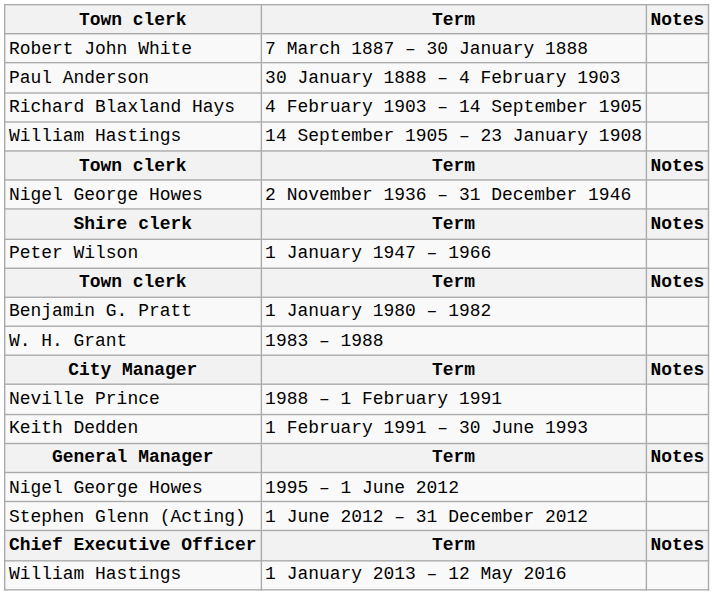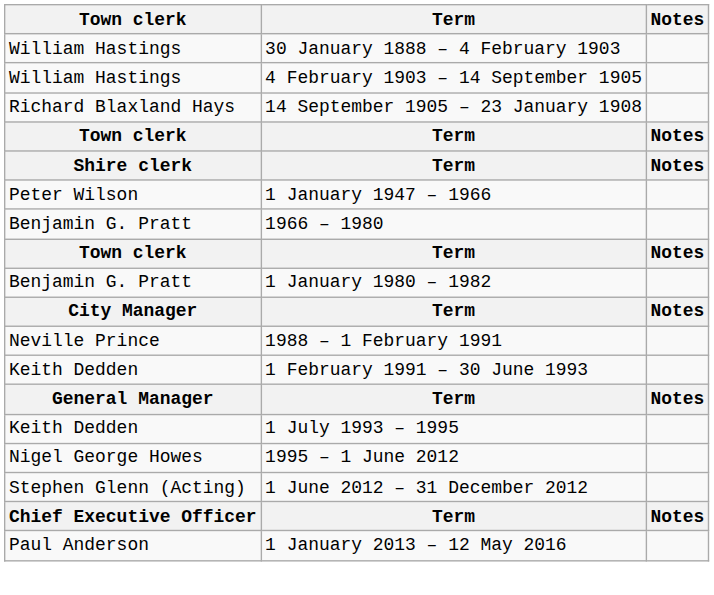- row: (427, 49)
(79, 78) Paul Anderson -> (95, 49) William Hastings
(122, 107) Richard Blaxland Hays -> (95, 78) William Hastings
(95, 136) William Hastings -> (122, 107) Richard Blaxland Hays
- row: (448, 195)
+ row: (324, 224)
- row: (324, 341)
+ row: (362, 429)
(95, 575) William Hastings -> (79, 546) Paul Anderson
